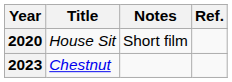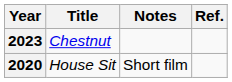rows swapped: (25, 41) <-> (25, 65)
